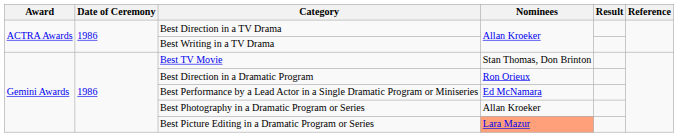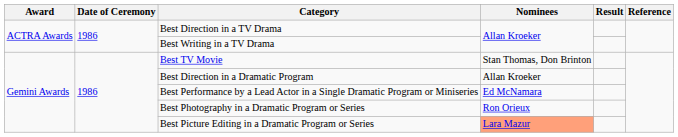(506, 76) Ron Orieux -> (512, 76) Allan Kroeker
(512, 108) Allan Kroeker -> (506, 108) Ron Orieux
